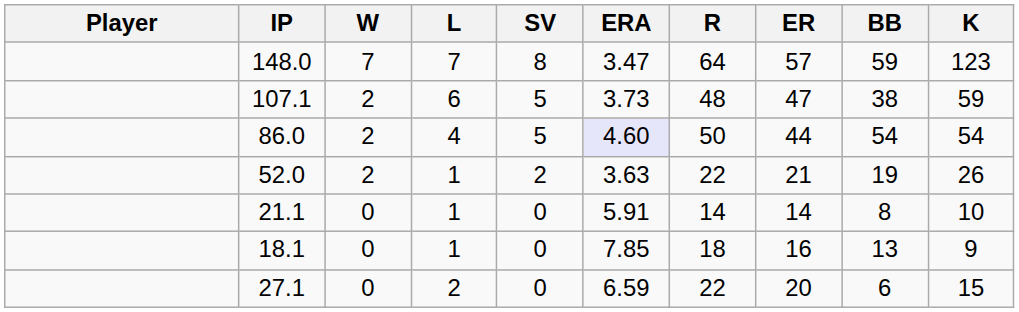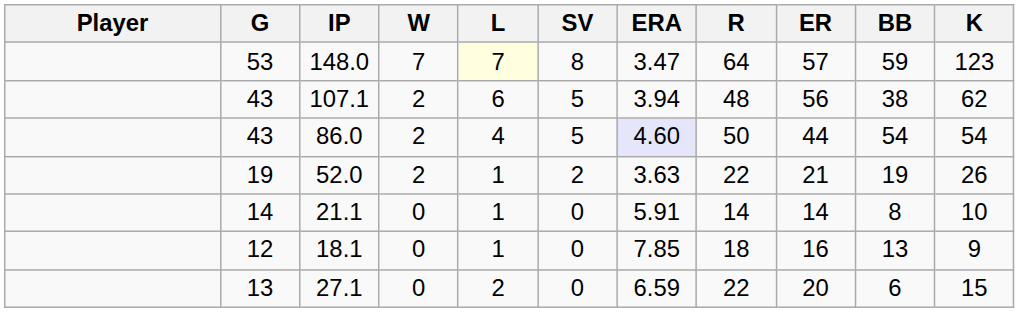+ column: (260, 23)
(454, 61) no background -> (498, 61) lightyellow background
(626, 99) 3.73 -> (657, 99) 3.94
(799, 99) 47 -> (816, 99) 56
(971, 99) 59 -> (974, 99) 62
